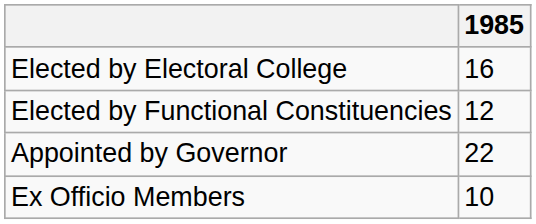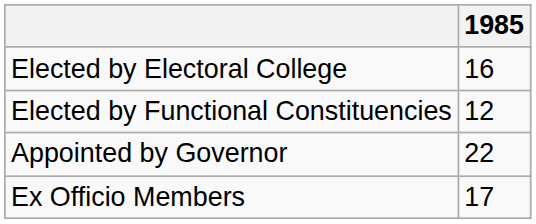(479, 196) 10 -> (479, 196) 17
